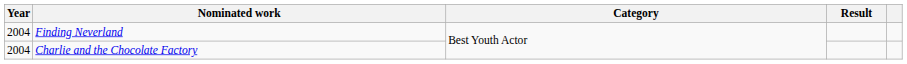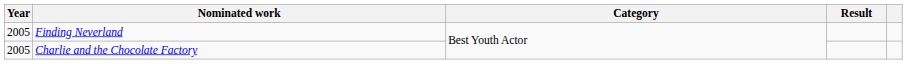(19, 31) 2004 -> (19, 31) 2005
(19, 50) 2004 -> (19, 50) 2005
